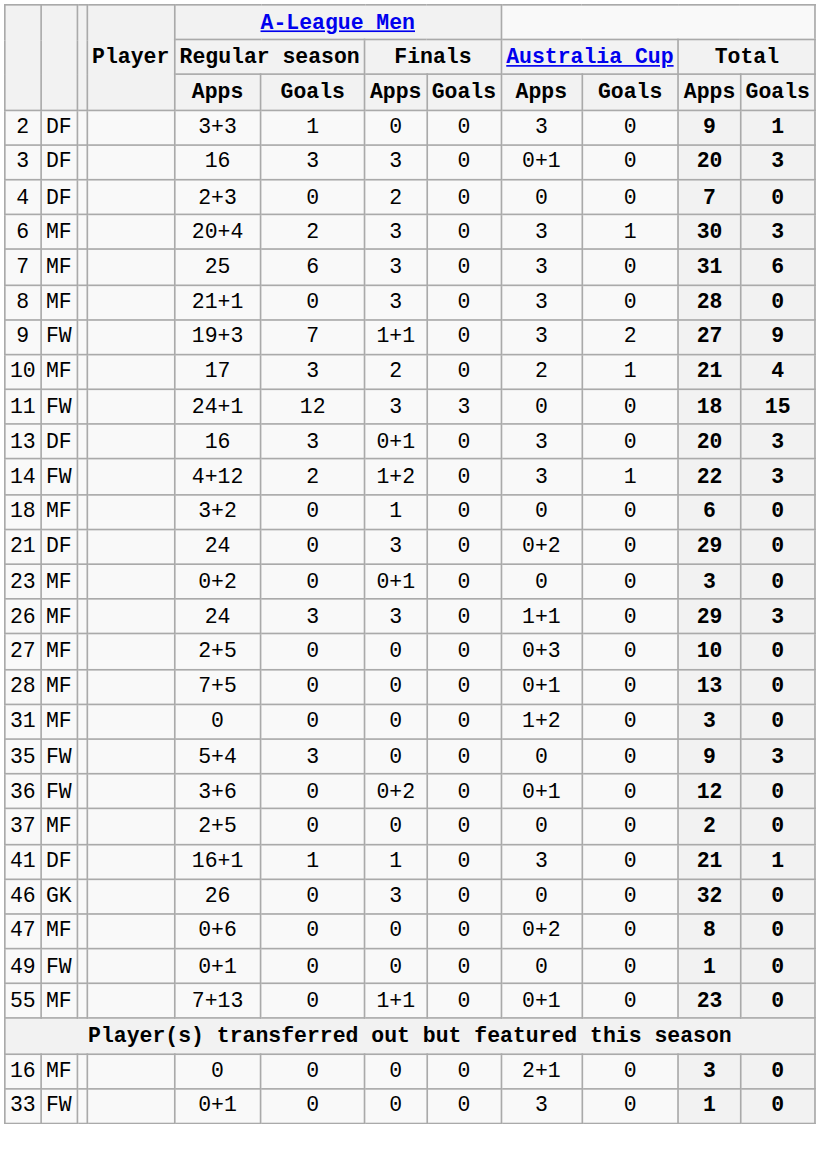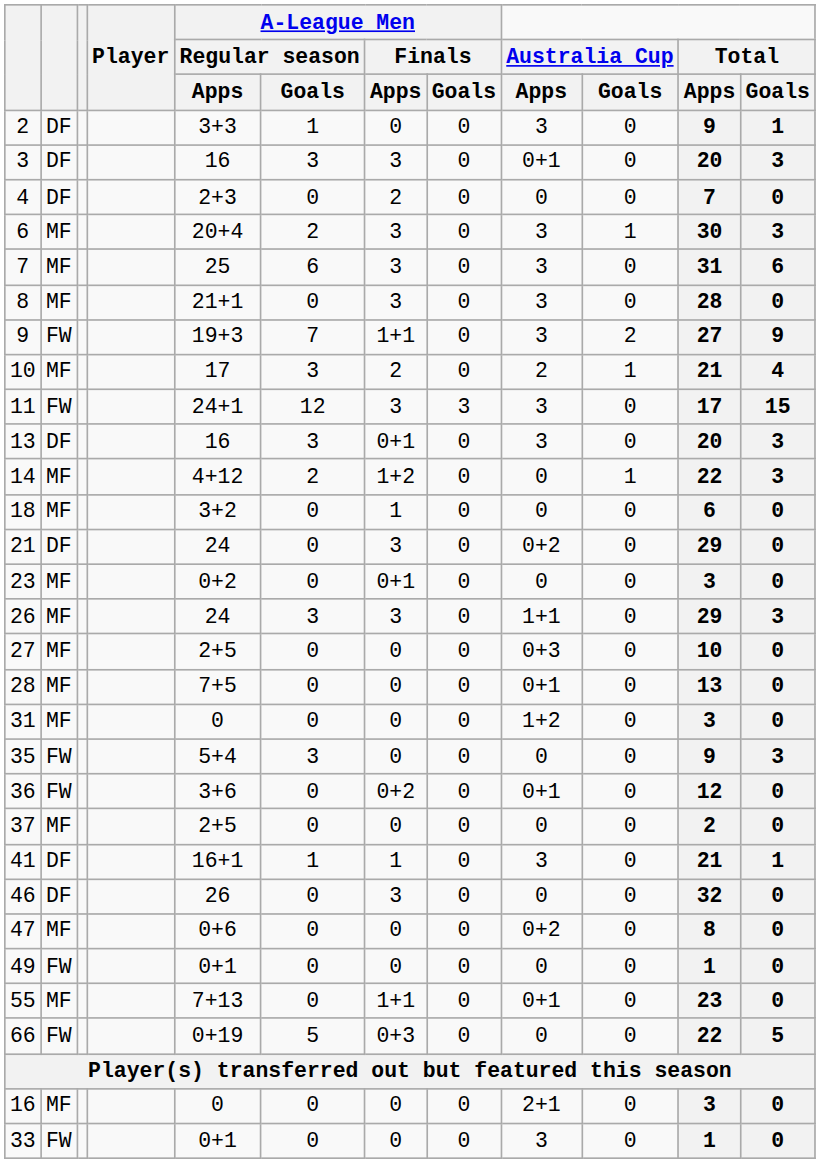(541, 407) 0 -> (541, 407) 3
(710, 407) 18 -> (710, 407) 17
(59, 477) FW -> (59, 477) MF
(541, 477) 3 -> (541, 477) 0
(59, 896) GK -> (59, 896) DF
+ row: (23, 1036)
